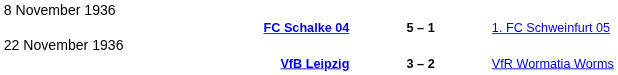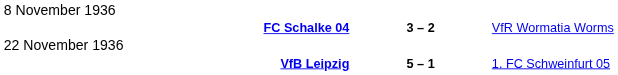(421, 28) 5 – 1 -> (421, 28) 3 – 2
(551, 28) 1. FC Schweinfurt 05 -> (553, 28) VfR Wormatia Worms
(421, 63) 3 – 2 -> (421, 63) 5 – 1
(553, 63) VfR Wormatia Worms -> (551, 63) 1. FC Schweinfurt 05
